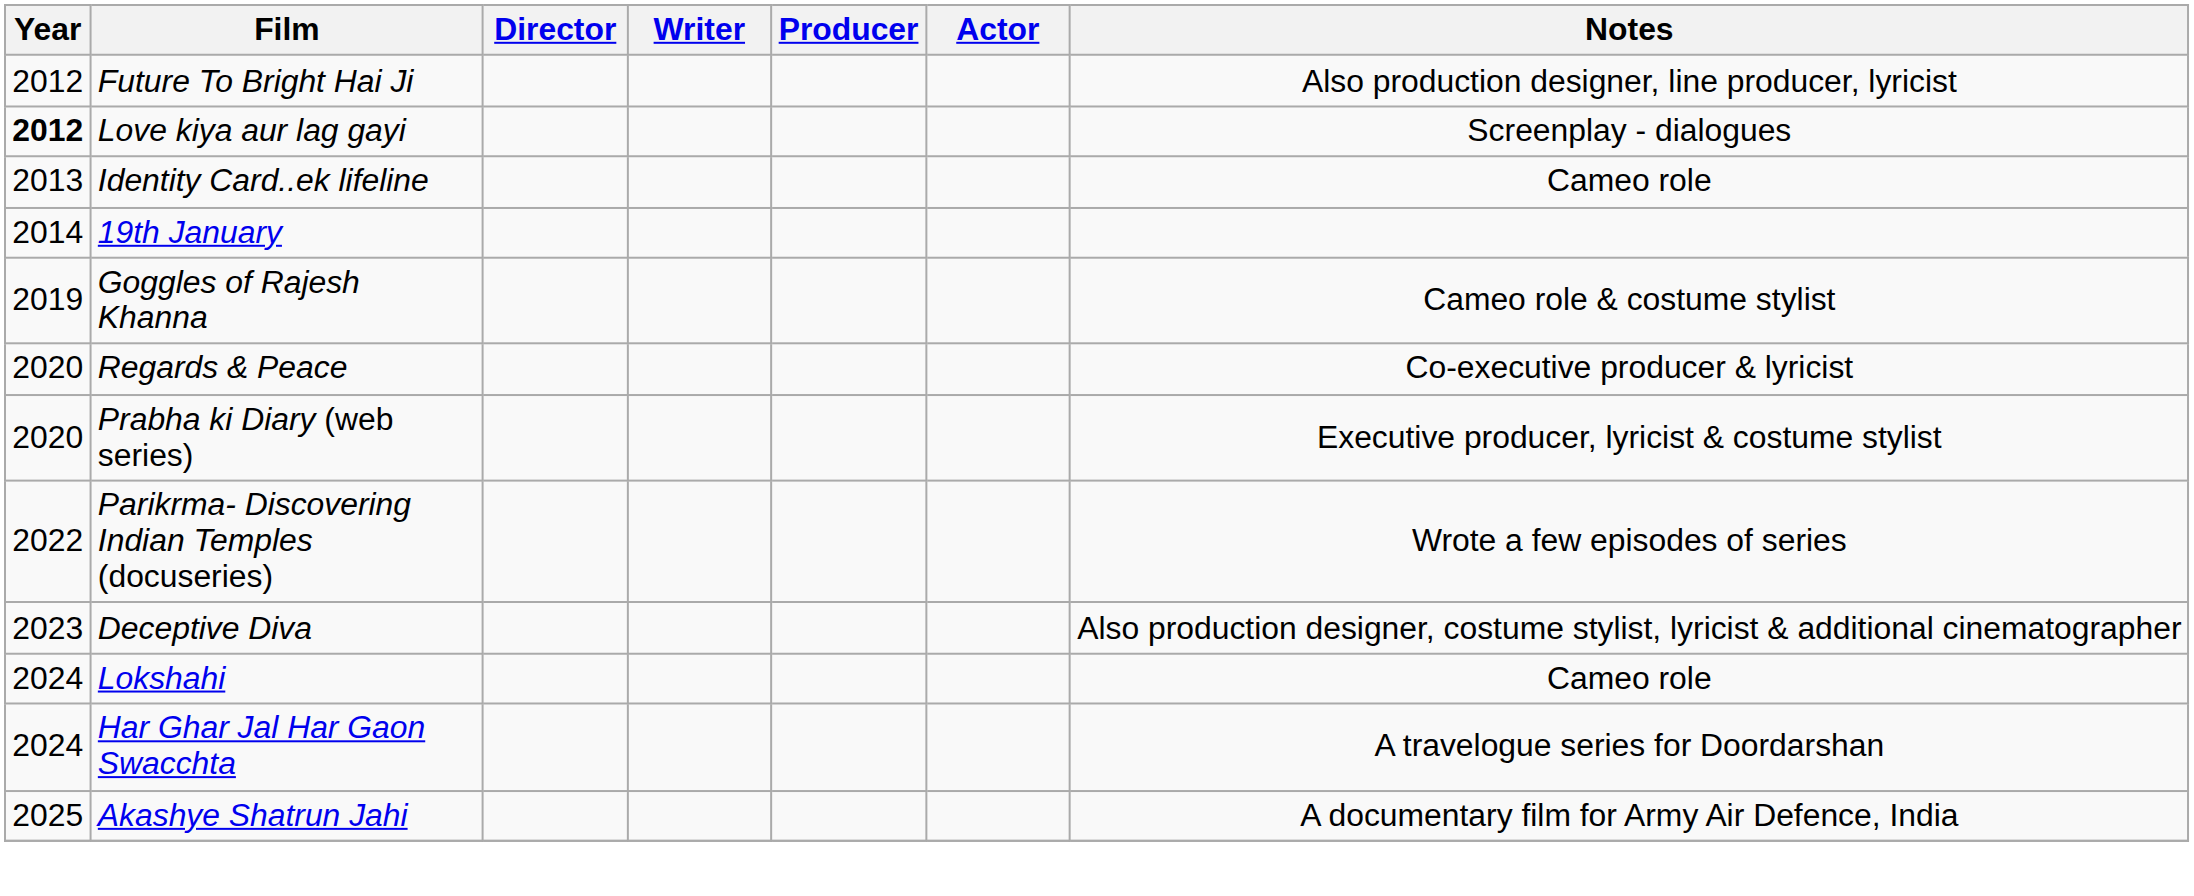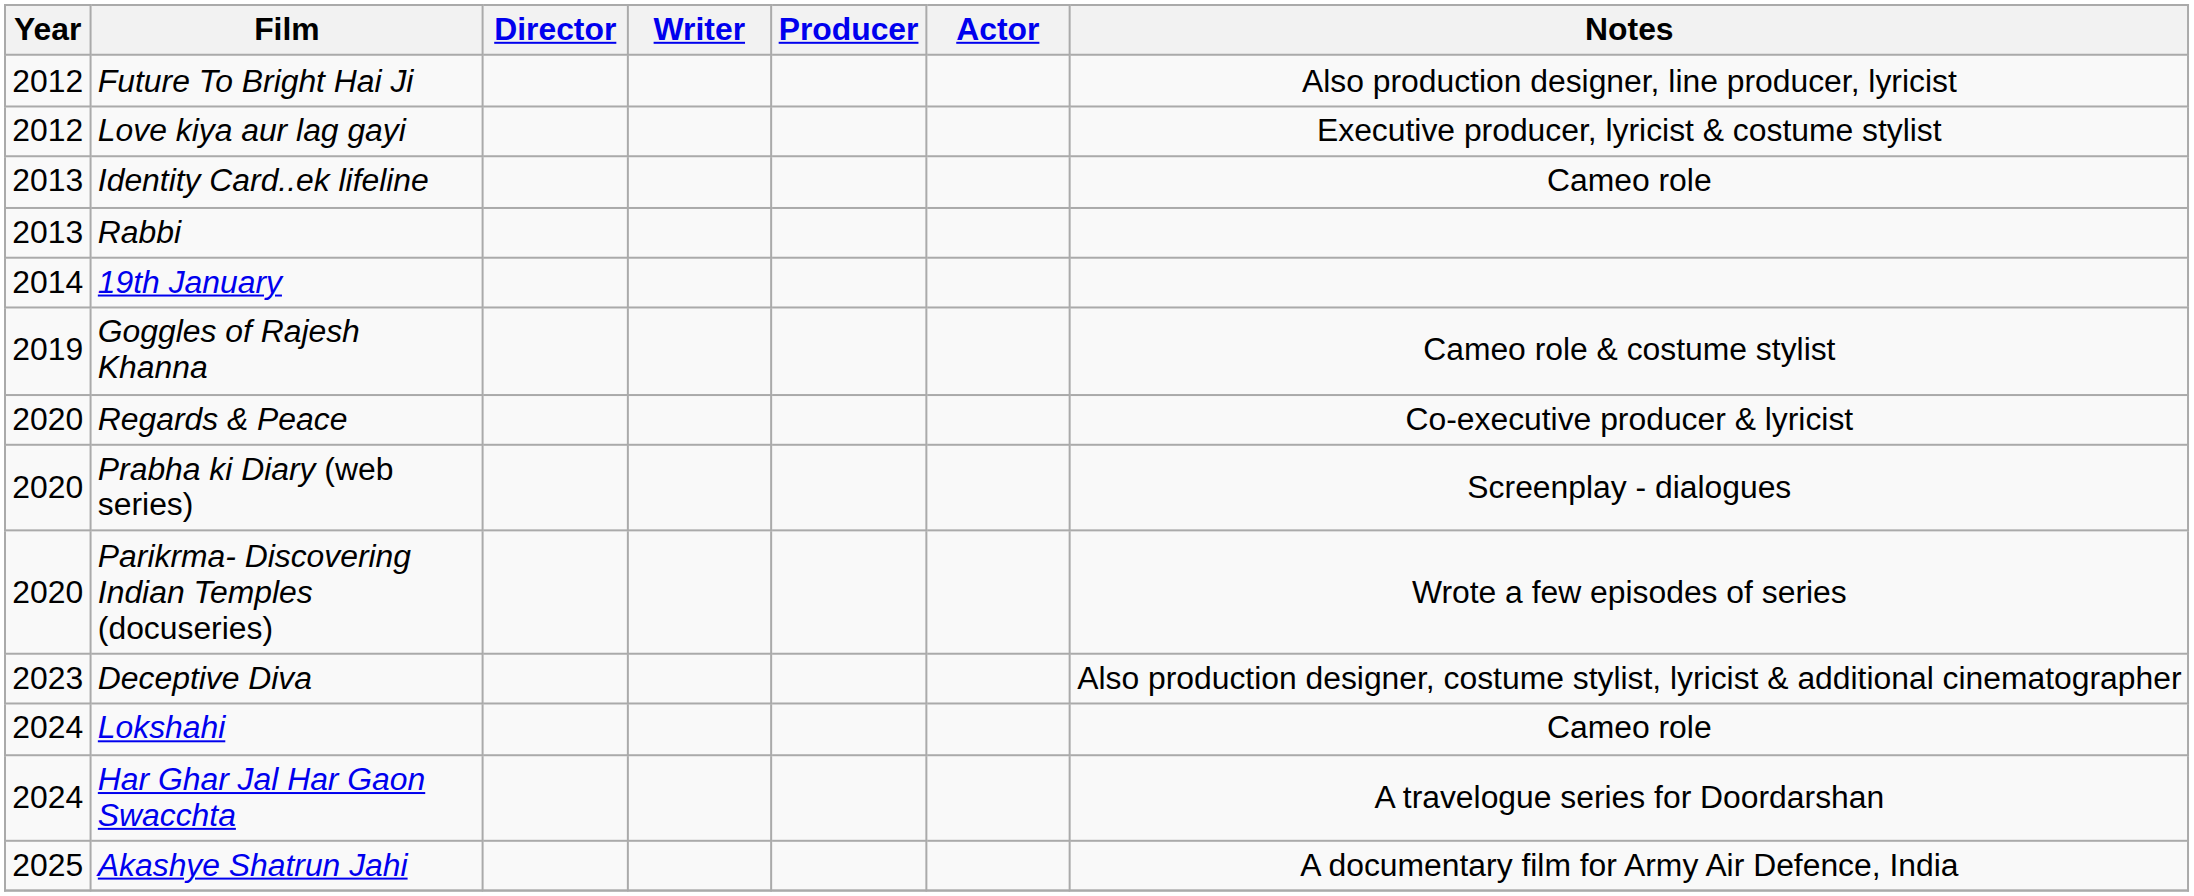(48, 130) bold -> (48, 130) normal
(1629, 130) Screenplay - dialogues -> (1629, 130) Executive producer, lyricist & costume stylist
+ row: (139, 231)
(1629, 436) Executive producer, lyricist & costume stylist -> (1629, 487) Screenplay - dialogues
(48, 541) 2022 -> (48, 591) 2020
